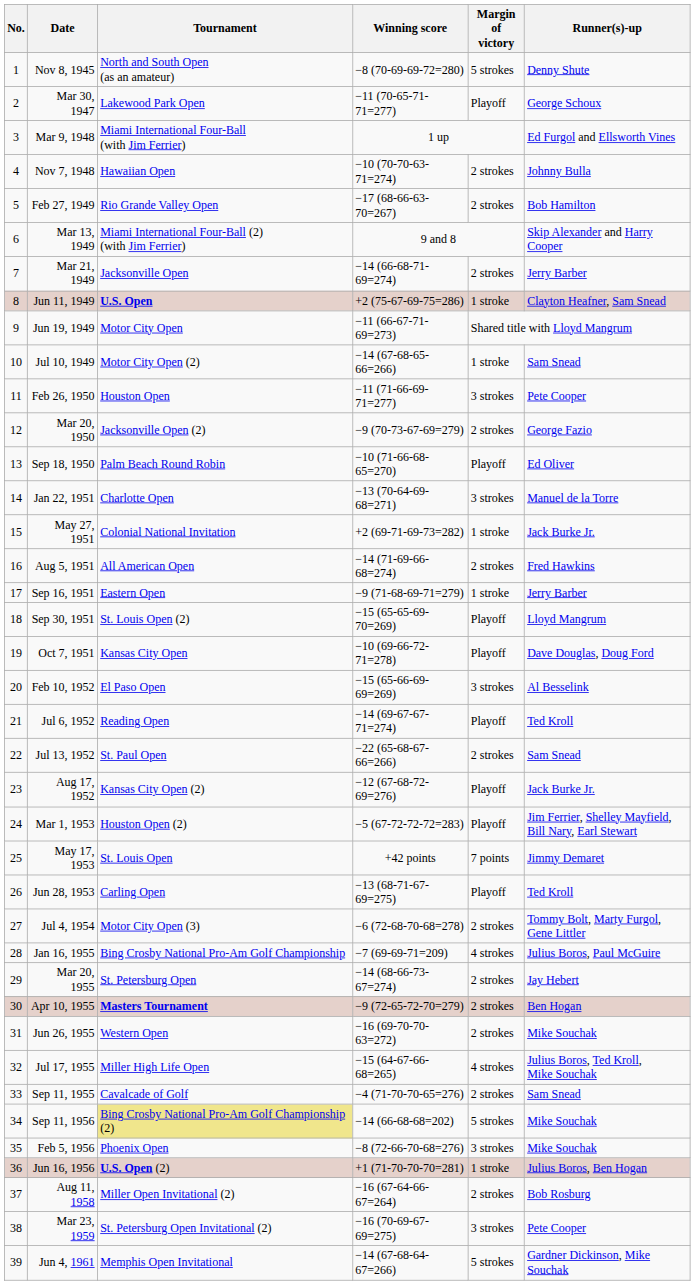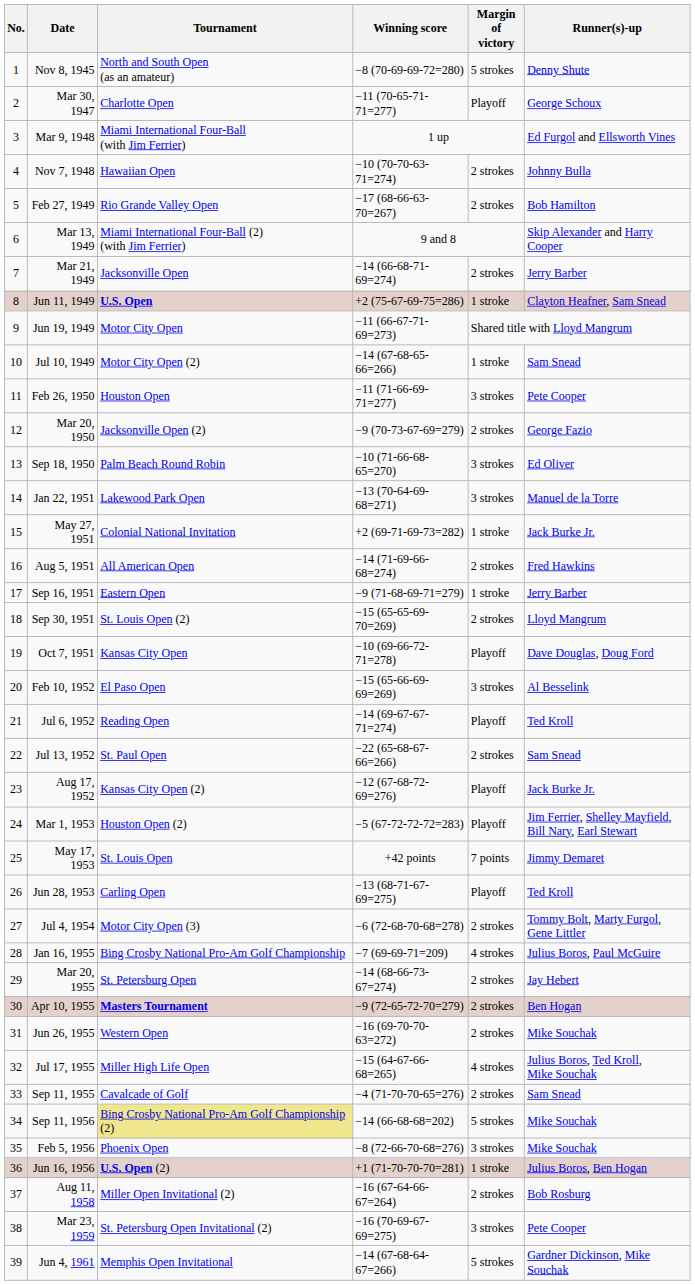(153, 103) Lakewood Park Open -> (137, 103) Charlotte Open
(488, 463) Playoff -> (492, 463) 3 strokes
(137, 497) Charlotte Open -> (153, 497) Lakewood Park Open
(488, 619) Playoff -> (492, 619) 2 strokes
